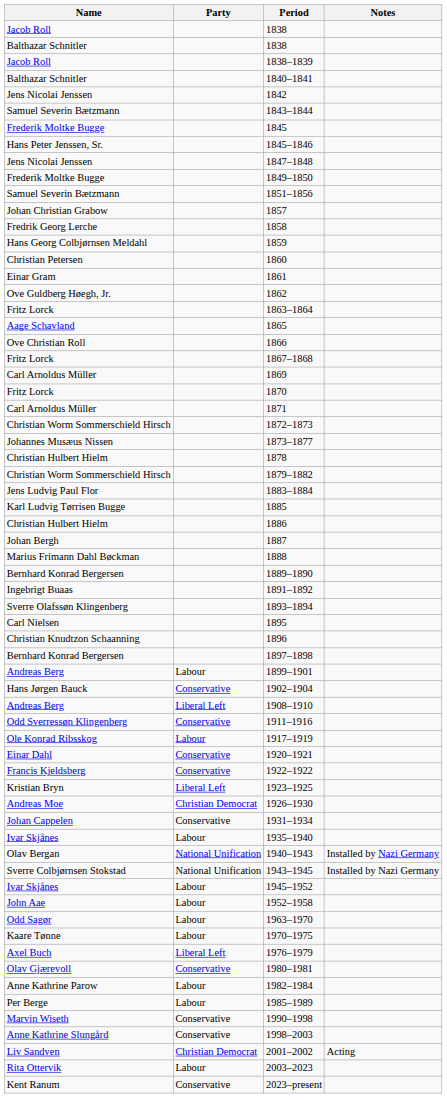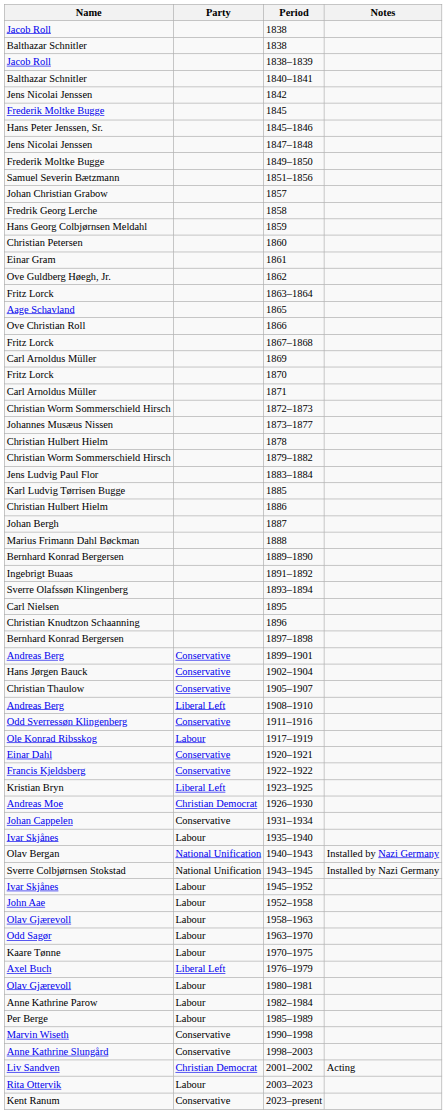- row: (63, 111)
(190, 672) Labour -> (203, 656) Conservative
+ row: (45, 688)
+ row: (39, 919)
(203, 969) Conservative -> (190, 985) Labour
